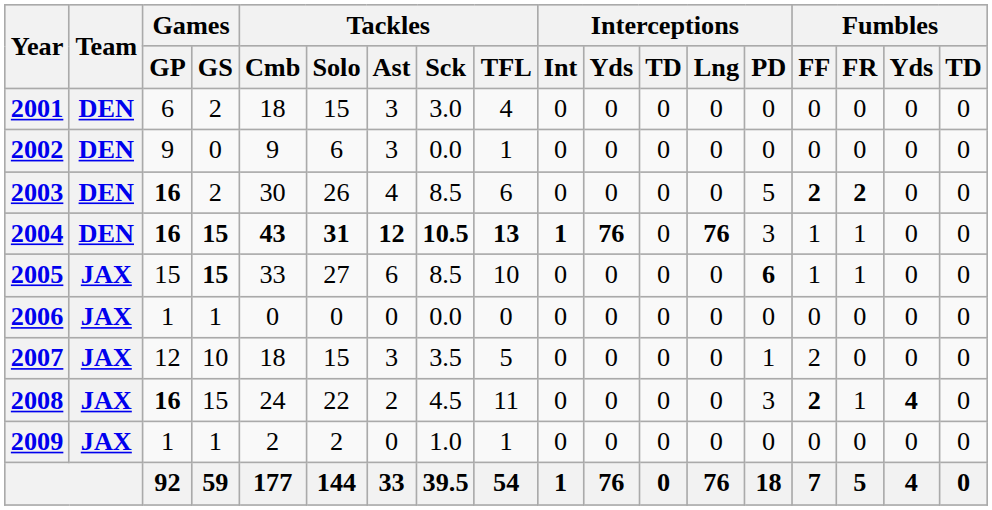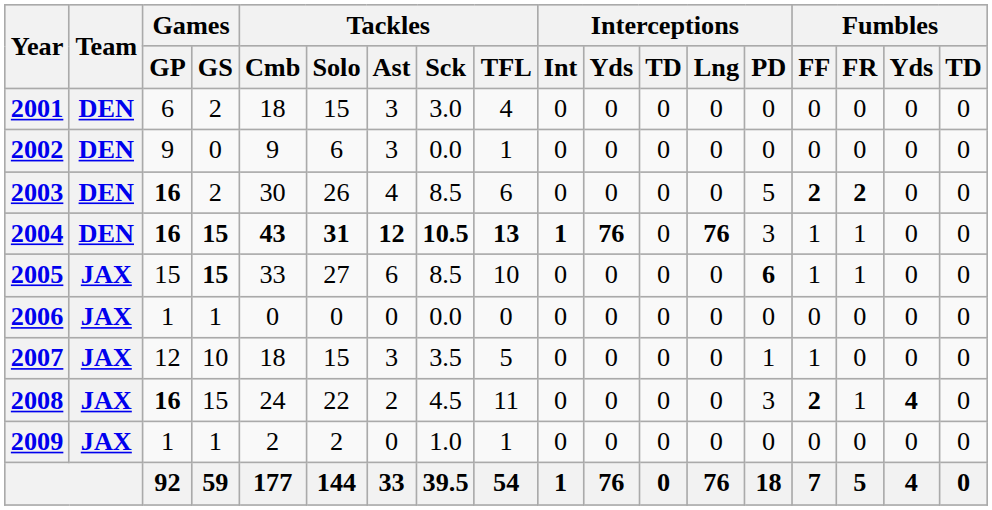(814, 358) 2 -> (814, 358) 1
